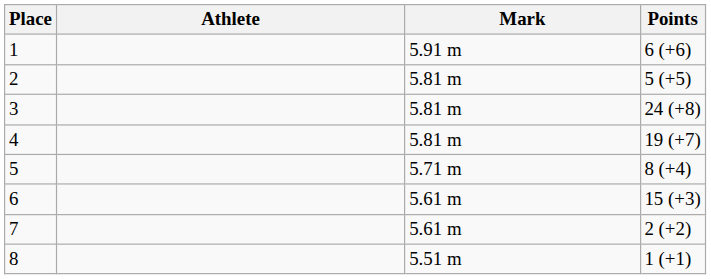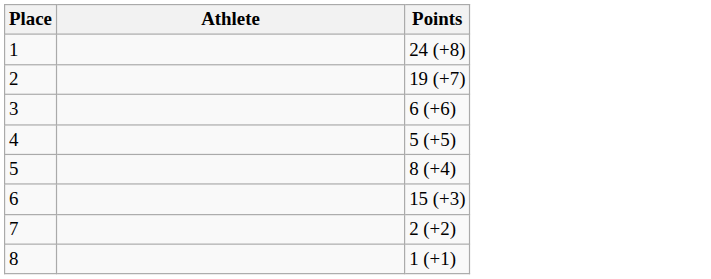- column: (522, 19)
(668, 49) 6 (+6) -> (437, 49) 24 (+8)
(668, 79) 5 (+5) -> (437, 79) 19 (+7)
(673, 109) 24 (+8) -> (433, 109) 6 (+6)
(673, 139) 19 (+7) -> (433, 139) 5 (+5)
